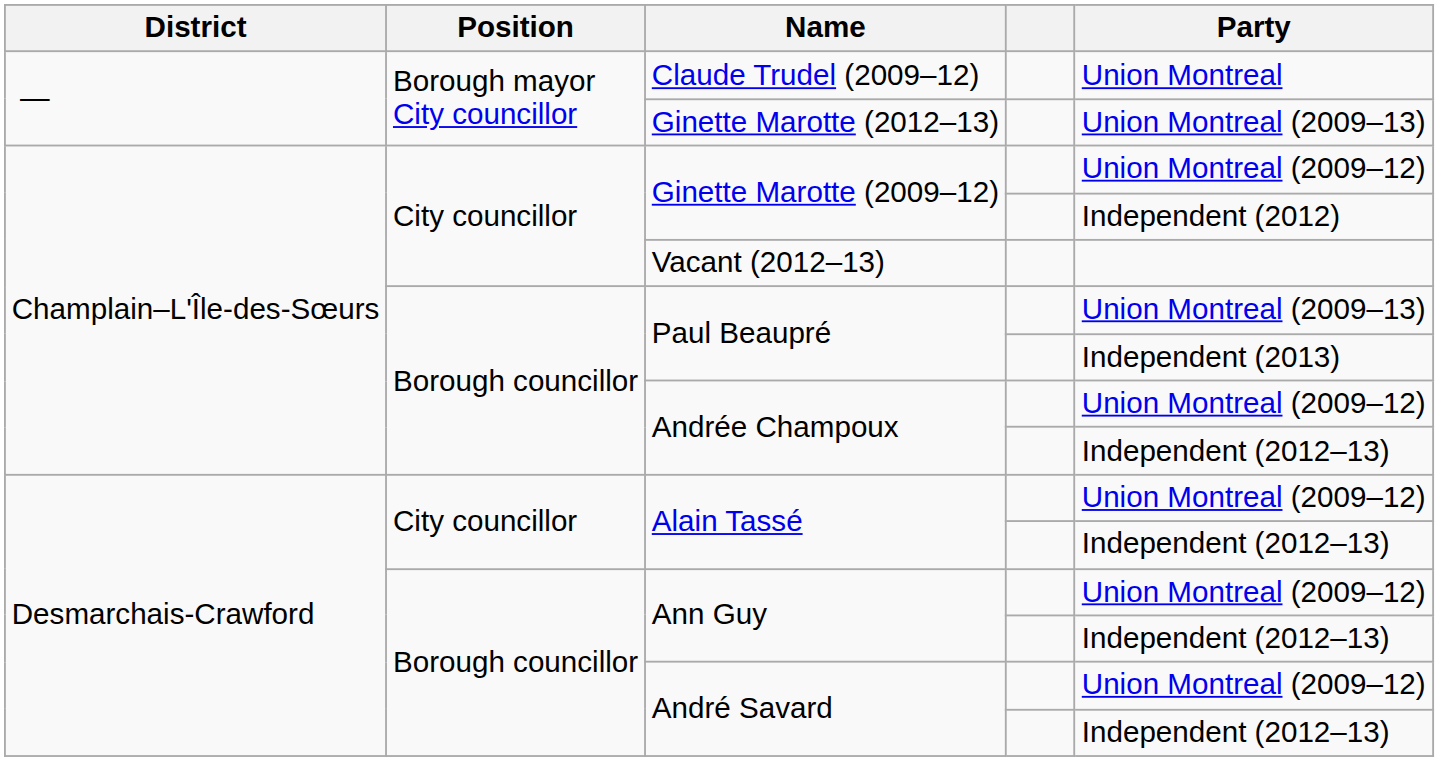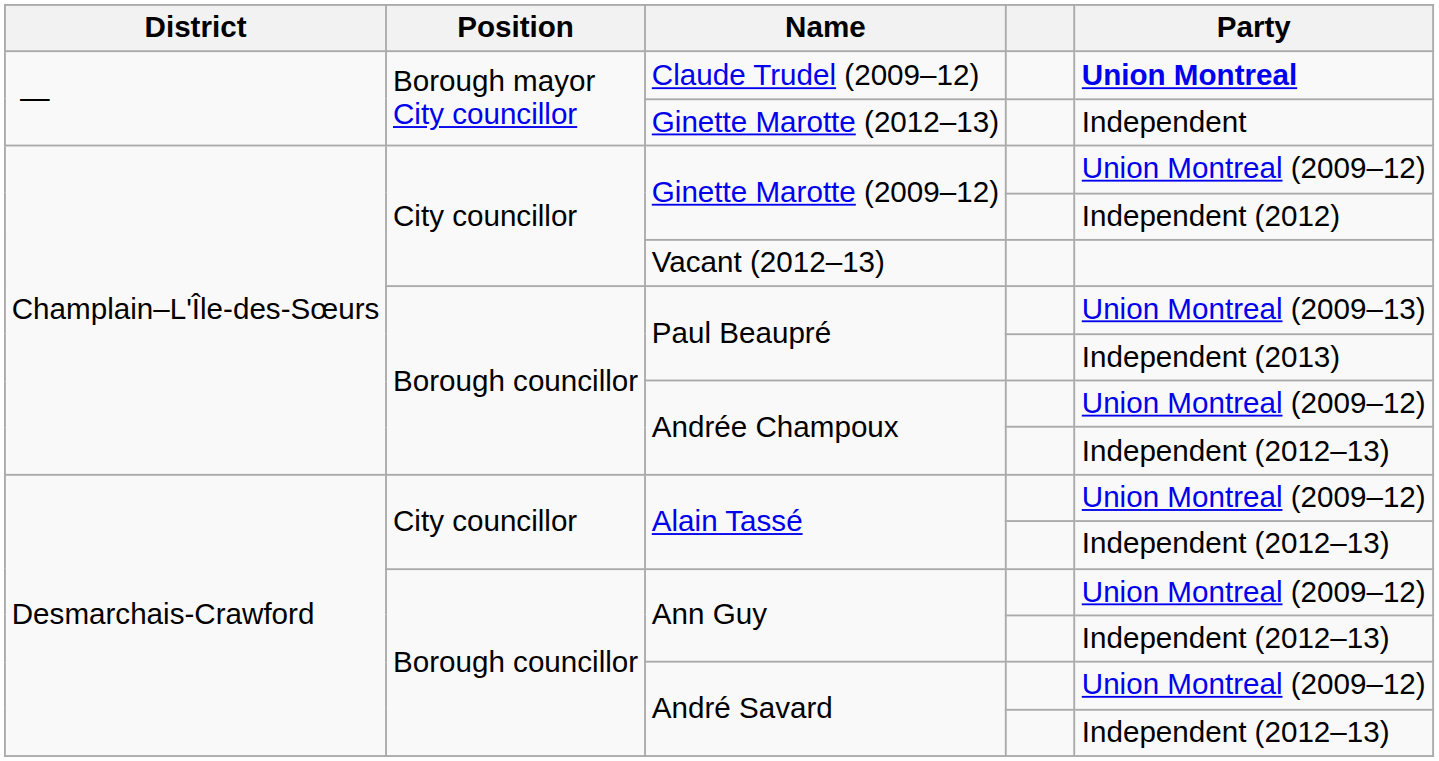(1182, 74) normal -> (1189, 74) bold
(1254, 121) Union Montreal (2009–13) -> (1164, 121) Independent
